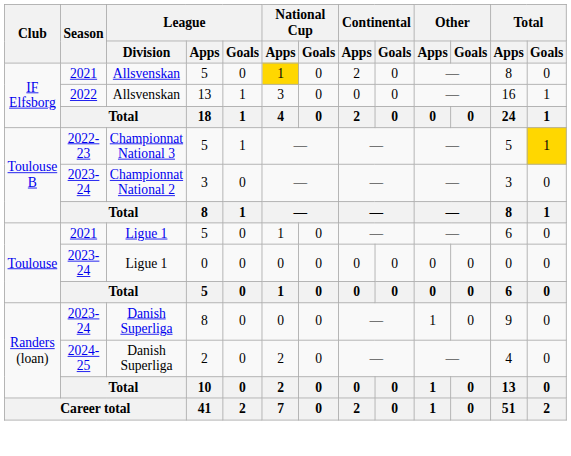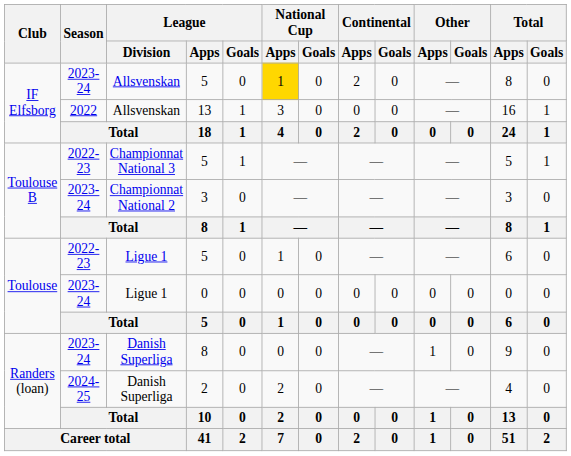(84, 73) 2021 -> (84, 81) 2023-24
(547, 146) gold background -> (547, 161) no background
(84, 233) 2021 -> (84, 256) 2022-23
